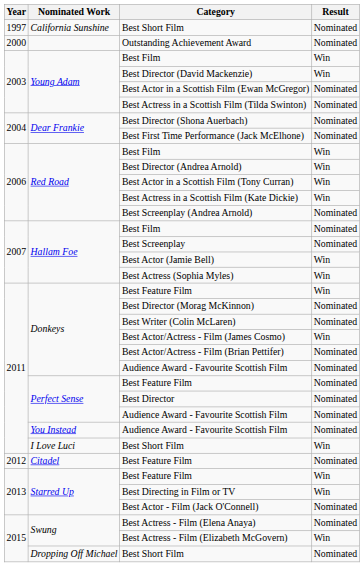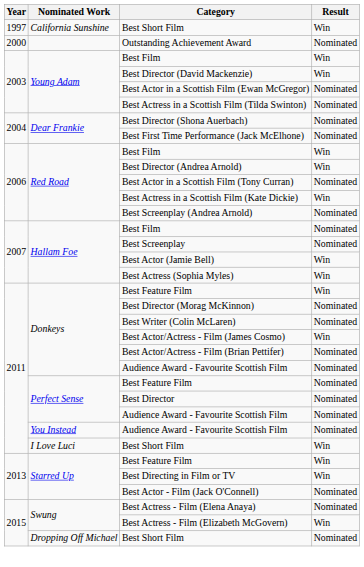(335, 27) Nominated -> (322, 27) Win
(322, 182) Win -> (335, 182) Nominated
- row: (45, 461)
